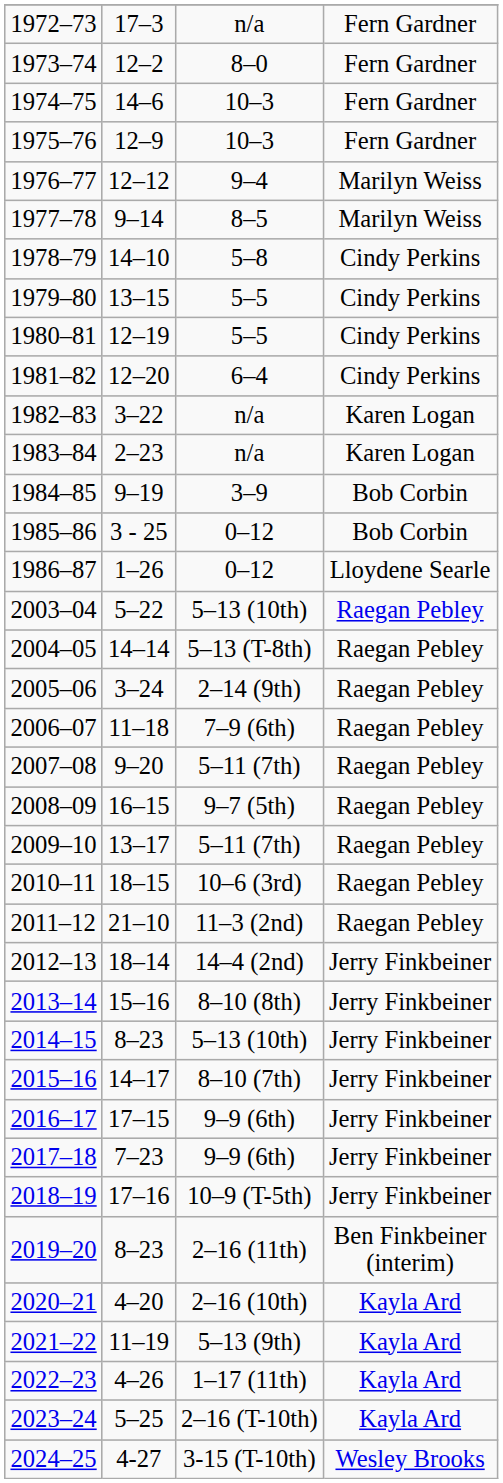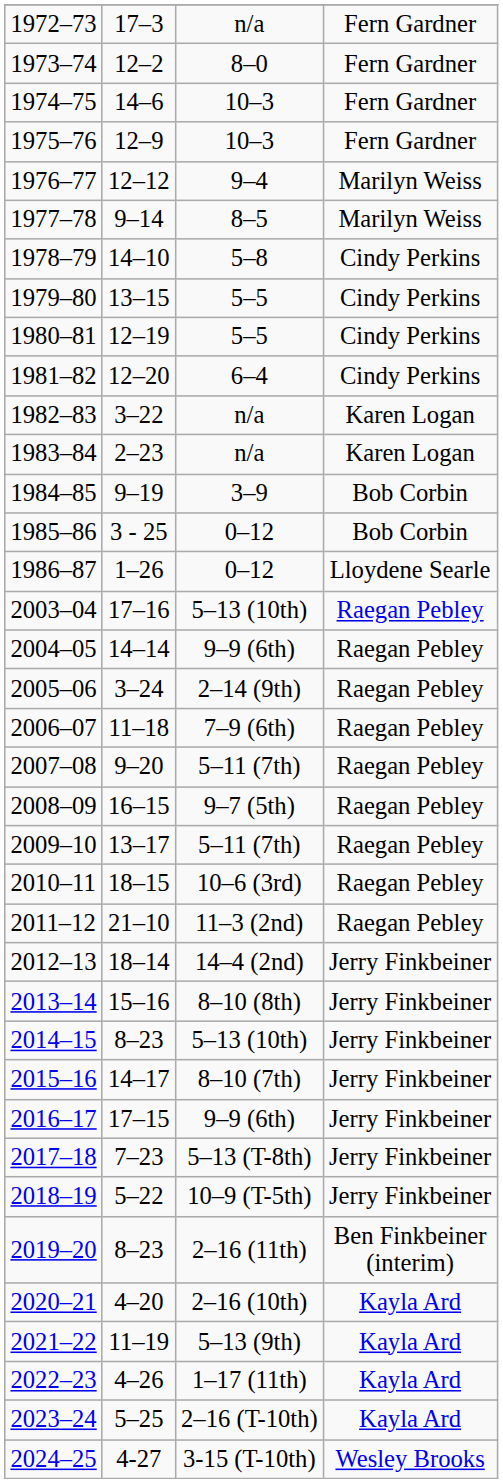(139, 610) 5–22 -> (139, 610) 17–16
(249, 649) 5–13 (T-8th) -> (249, 649) 9–9 (6th)
(249, 1157) 9–9 (6th) -> (249, 1157) 5–13 (T-8th)
(139, 1196) 17–16 -> (139, 1196) 5–22
